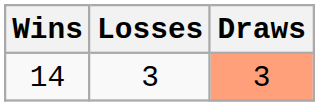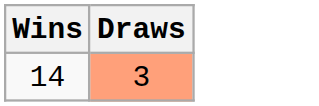- column: (150, 29)
